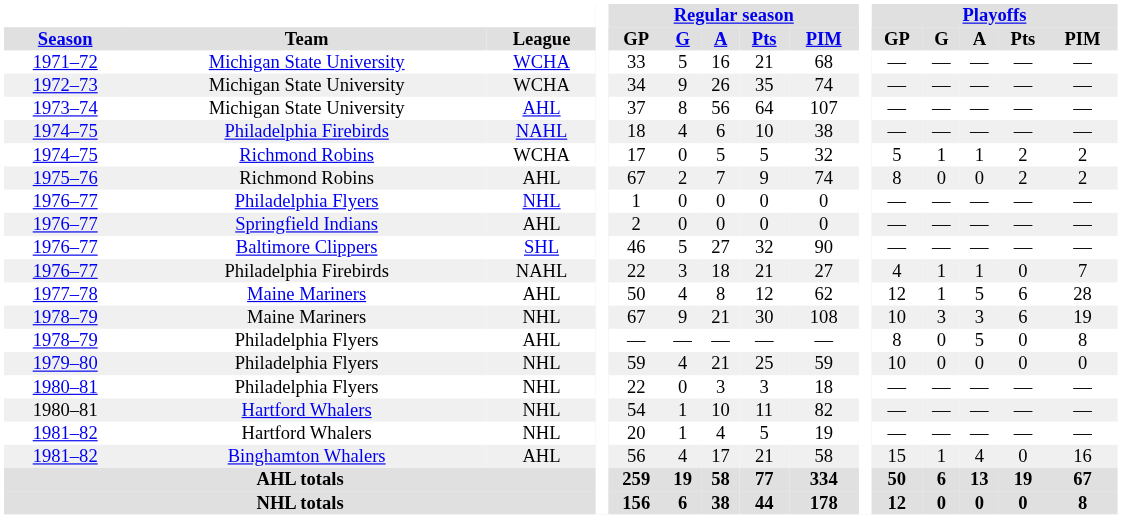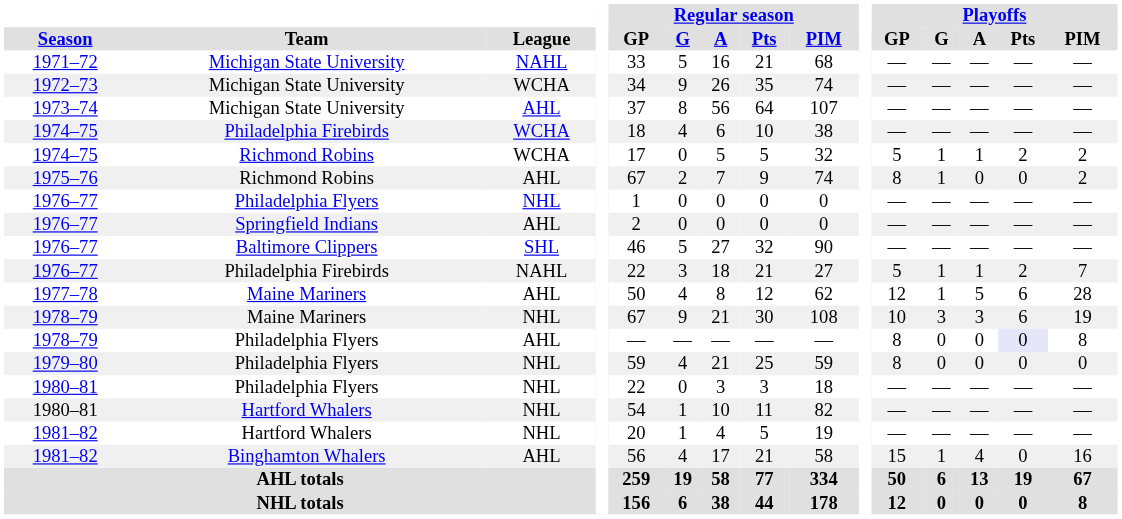(542, 61) WCHA -> (542, 61) NAHL
(542, 131) NAHL -> (542, 131) WCHA
(941, 177) 0 -> (941, 177) 1
(1023, 177) 2 -> (1023, 177) 0
(897, 270) 4 -> (897, 270) 5
(1023, 270) 0 -> (1023, 270) 2
(979, 340) 5 -> (979, 340) 0
(1023, 340) no background -> (1023, 340) lavender background
(897, 363) 10 -> (897, 363) 8
